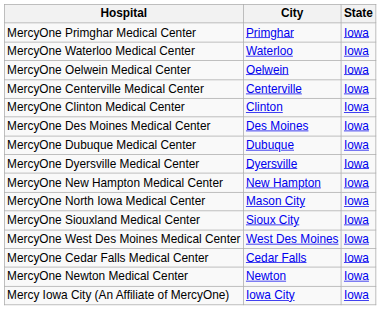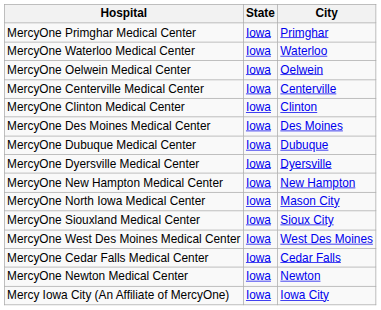columns swapped: (292, 13) <-> (358, 13)
